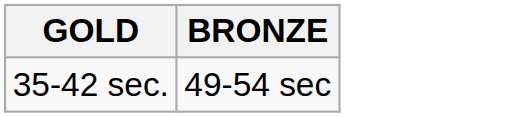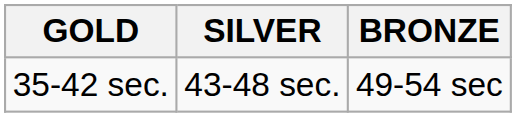+ column: (262, 31)
